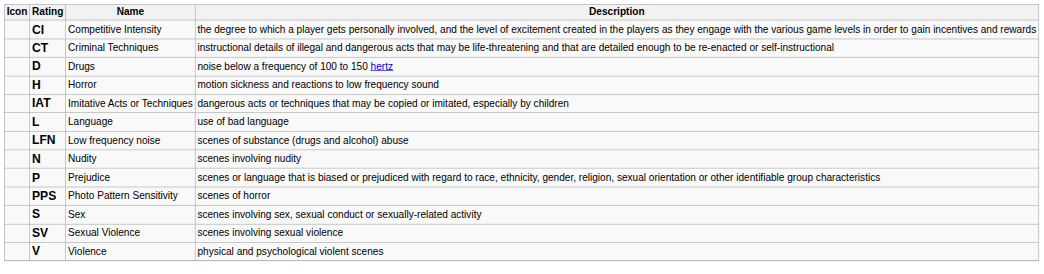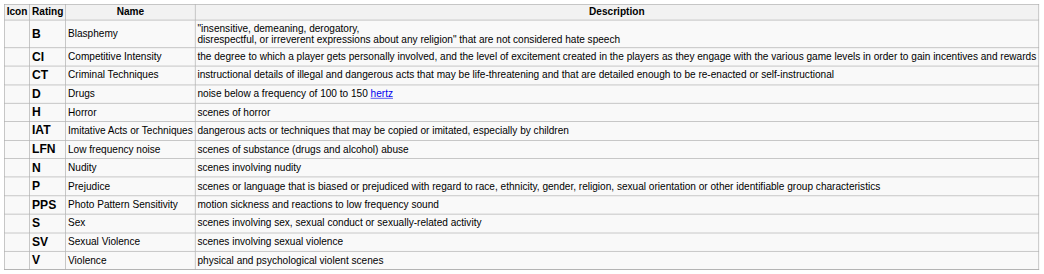+ row: (93, 34)
(318, 85) motion sickness and reactions to low frequency sound -> (234, 112) scenes of horror
- row: (90, 122)
(234, 196) scenes of horror -> (318, 205) motion sickness and reactions to low frequency sound
